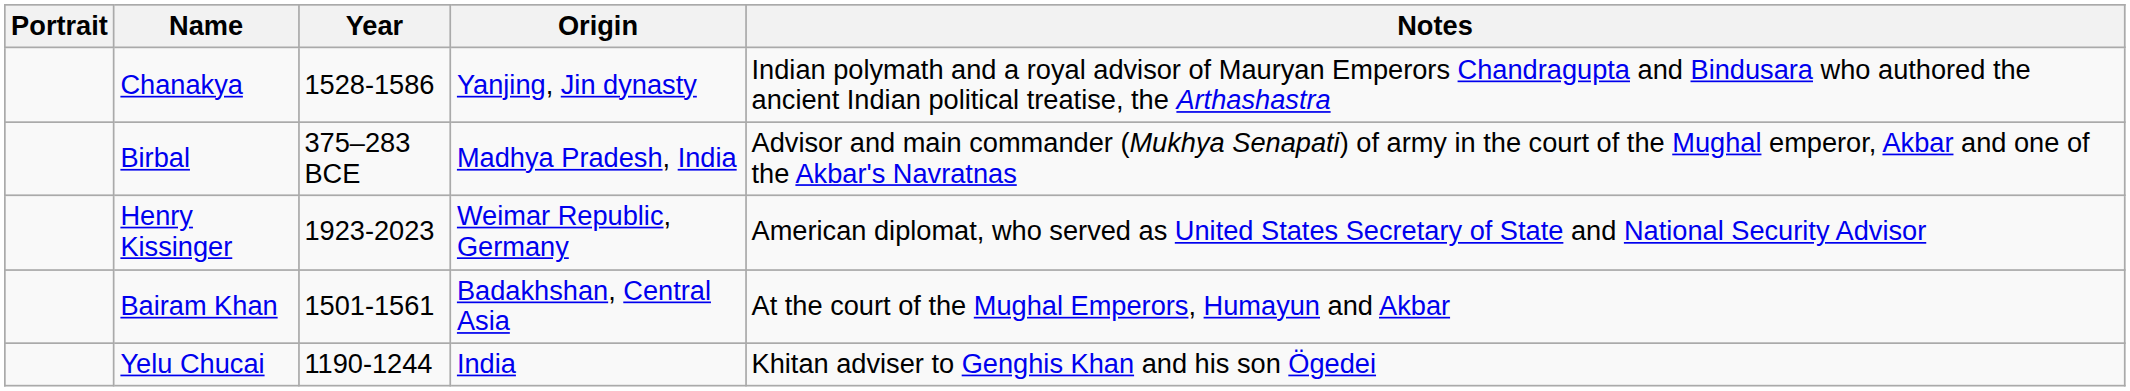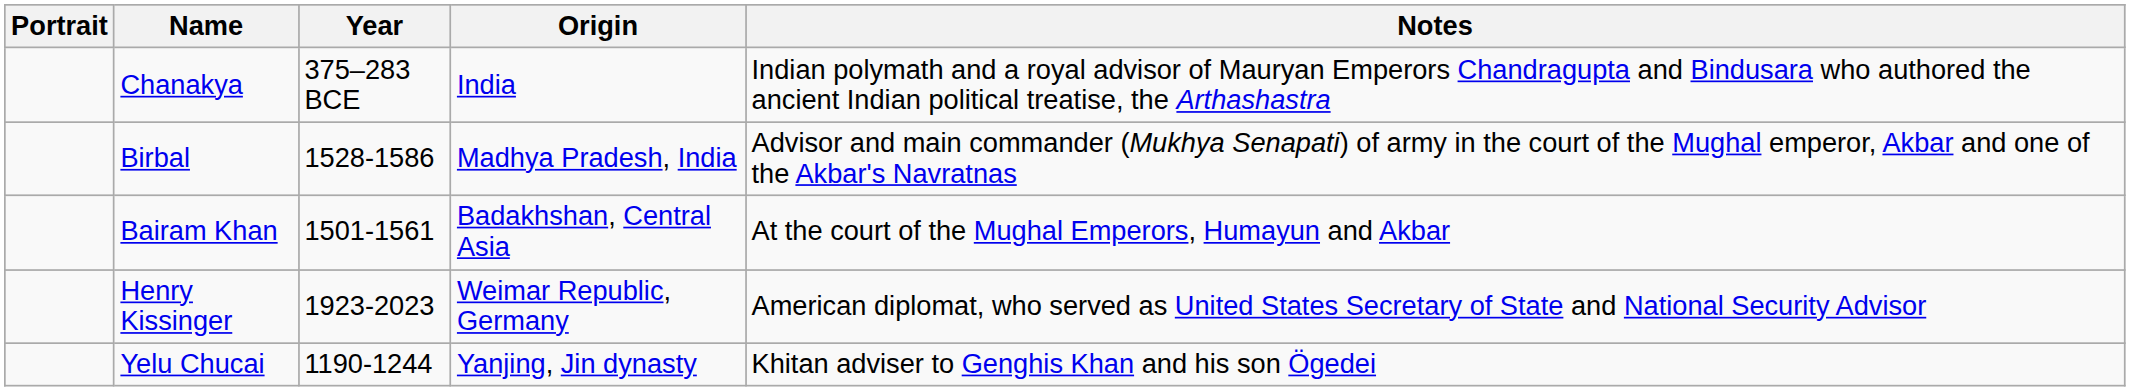(369, 84) 1528-1586 -> (357, 84) 375–283 BCE
(577, 84) Yanjing, Jin dynasty -> (486, 84) India
(357, 158) 375–283 BCE -> (369, 158) 1528-1586
rows swapped: (199, 305) <-> (176, 231)
(486, 364) India -> (577, 364) Yanjing, Jin dynasty
